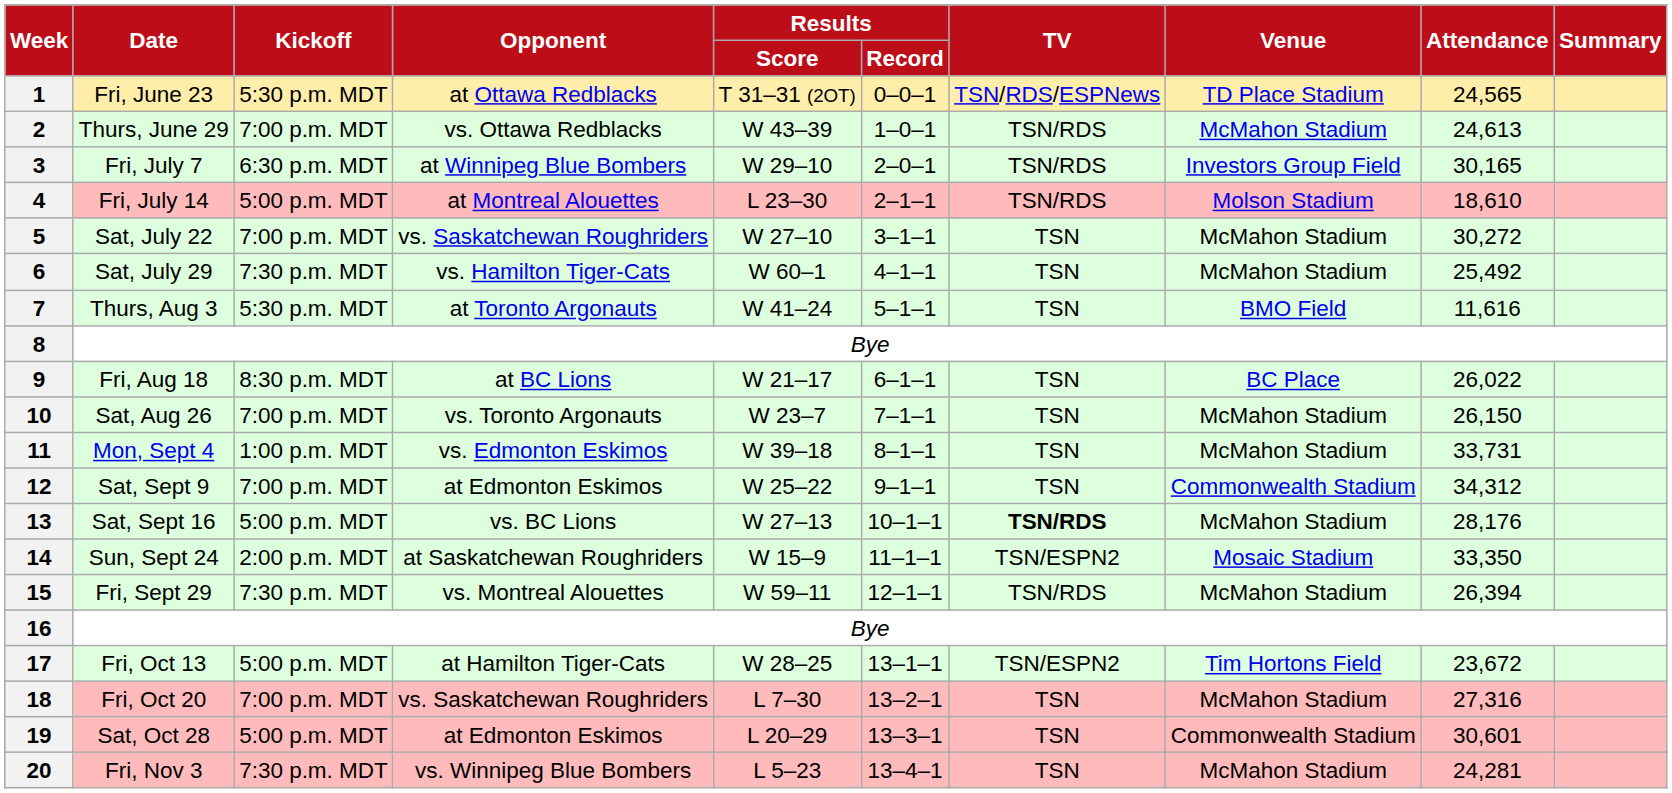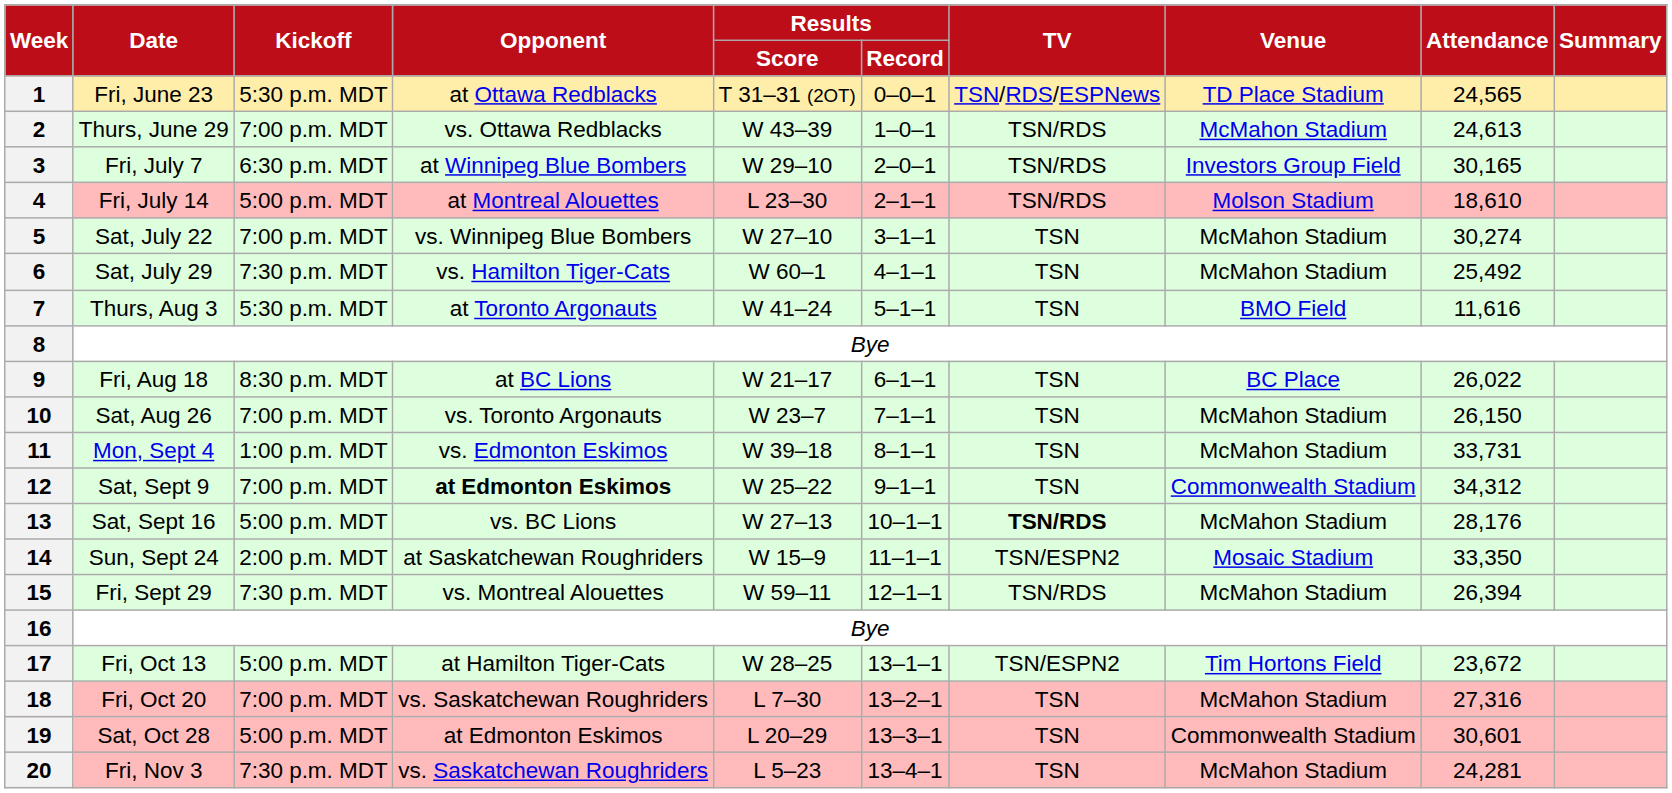(553, 236) vs. Saskatchewan Roughriders -> (553, 236) vs. Winnipeg Blue Bombers
(1487, 236) 30,272 -> (1487, 236) 30,274
(553, 486) normal -> (553, 486) bold
(553, 771) vs. Winnipeg Blue Bombers -> (553, 771) vs. Saskatchewan Roughriders
